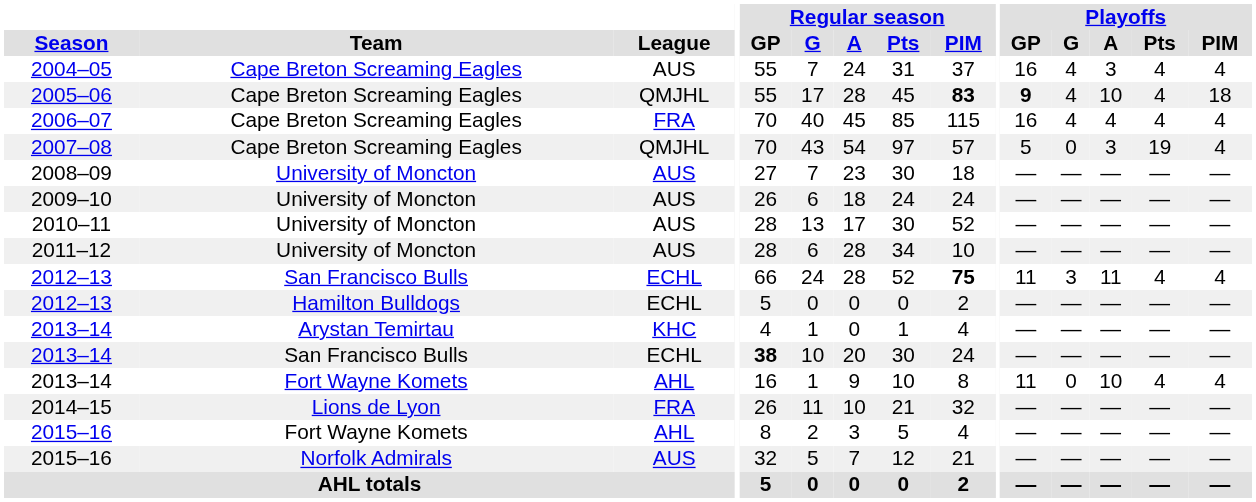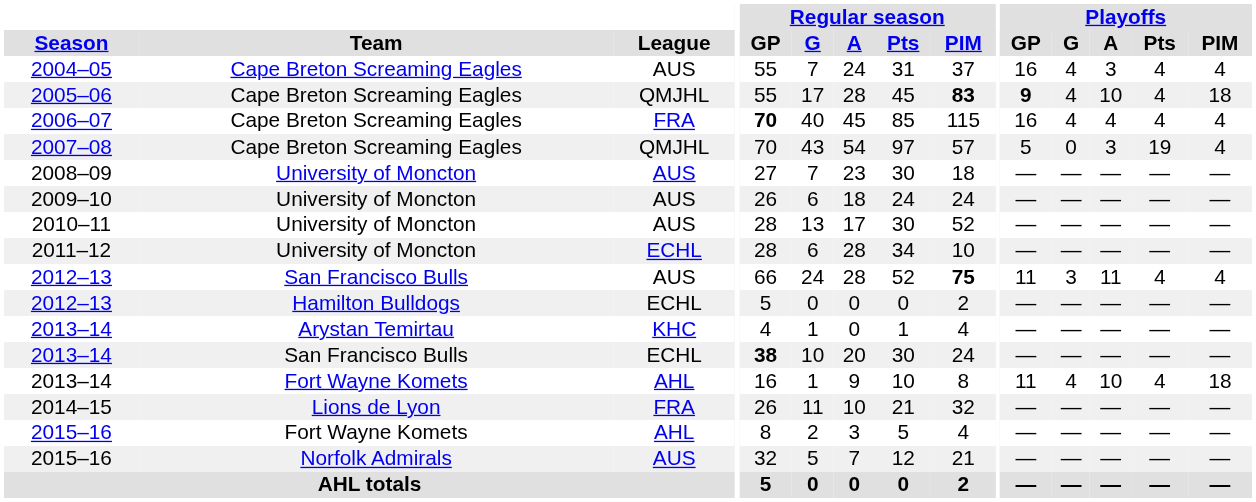(766, 120) normal -> (766, 120) bold
(674, 250) AUS -> (674, 250) ECHL
(674, 276) ECHL -> (674, 276) AUS
(1071, 380) 0 -> (1071, 380) 4
(1220, 380) 4 -> (1220, 380) 18
